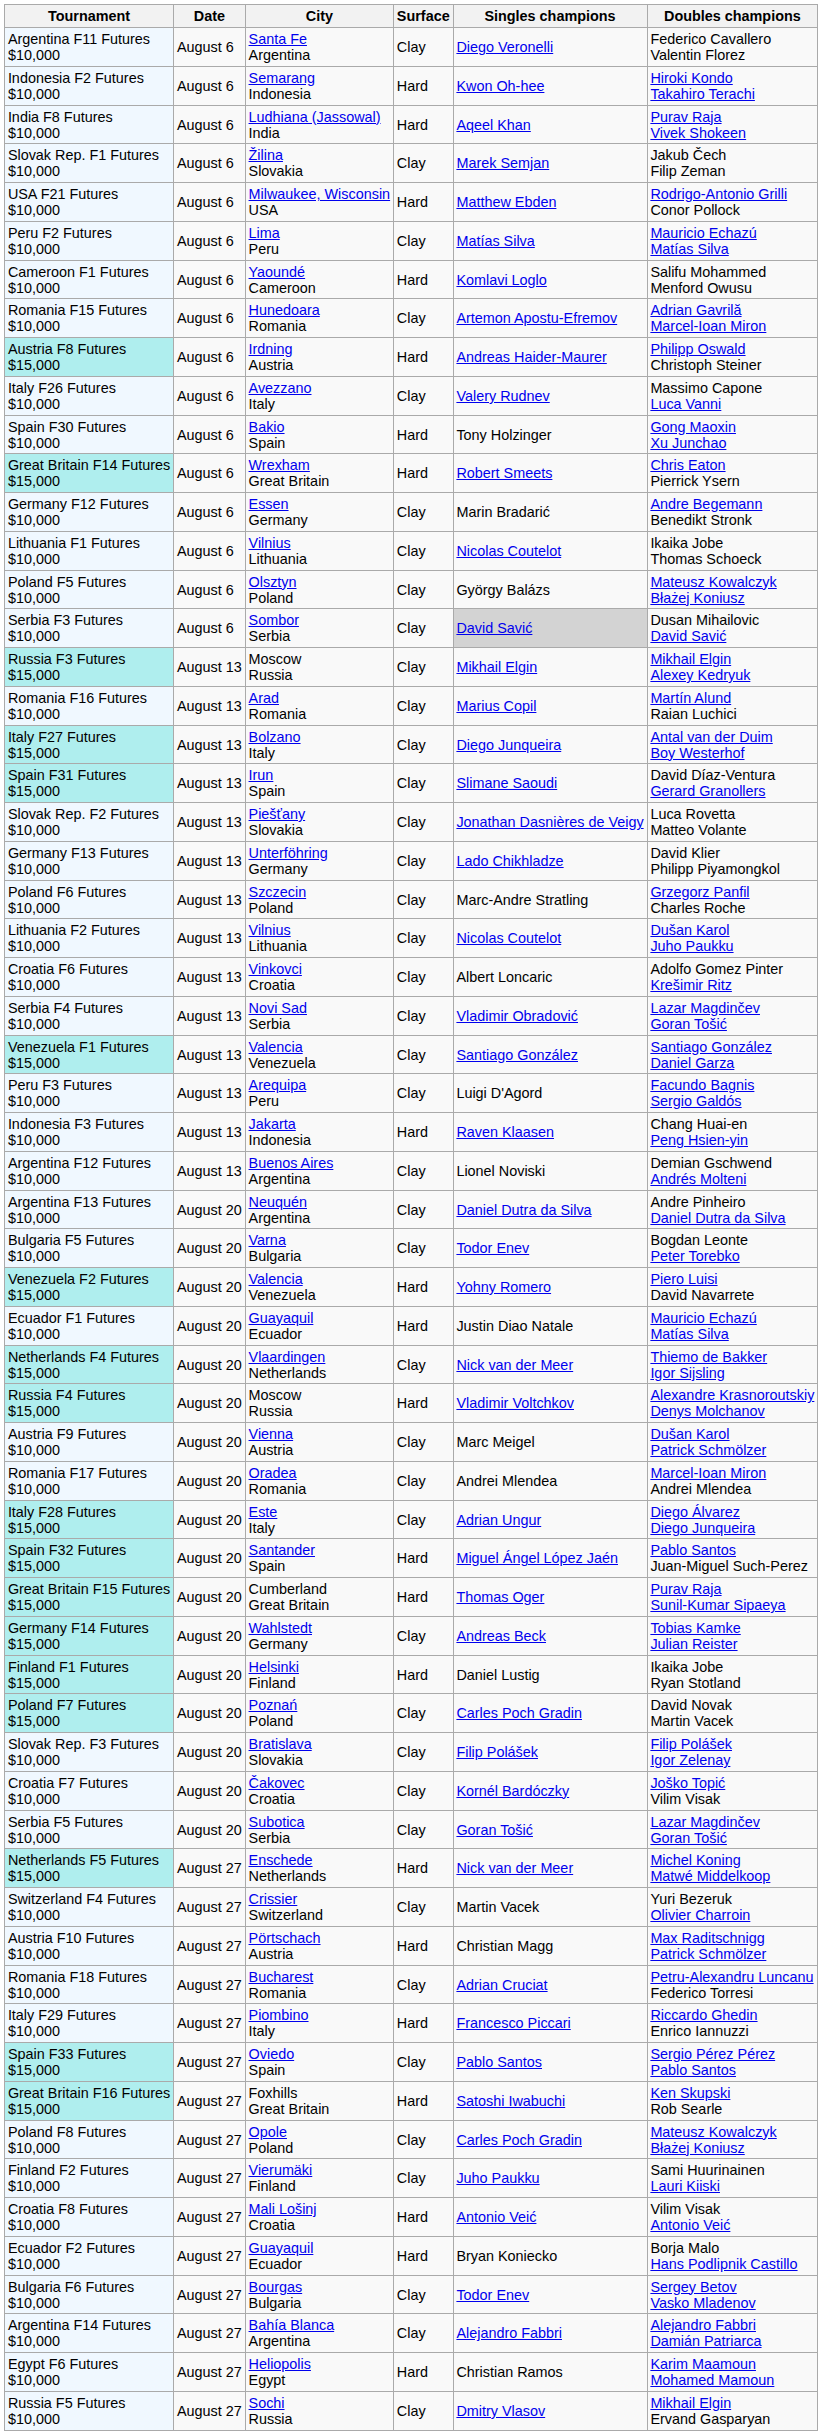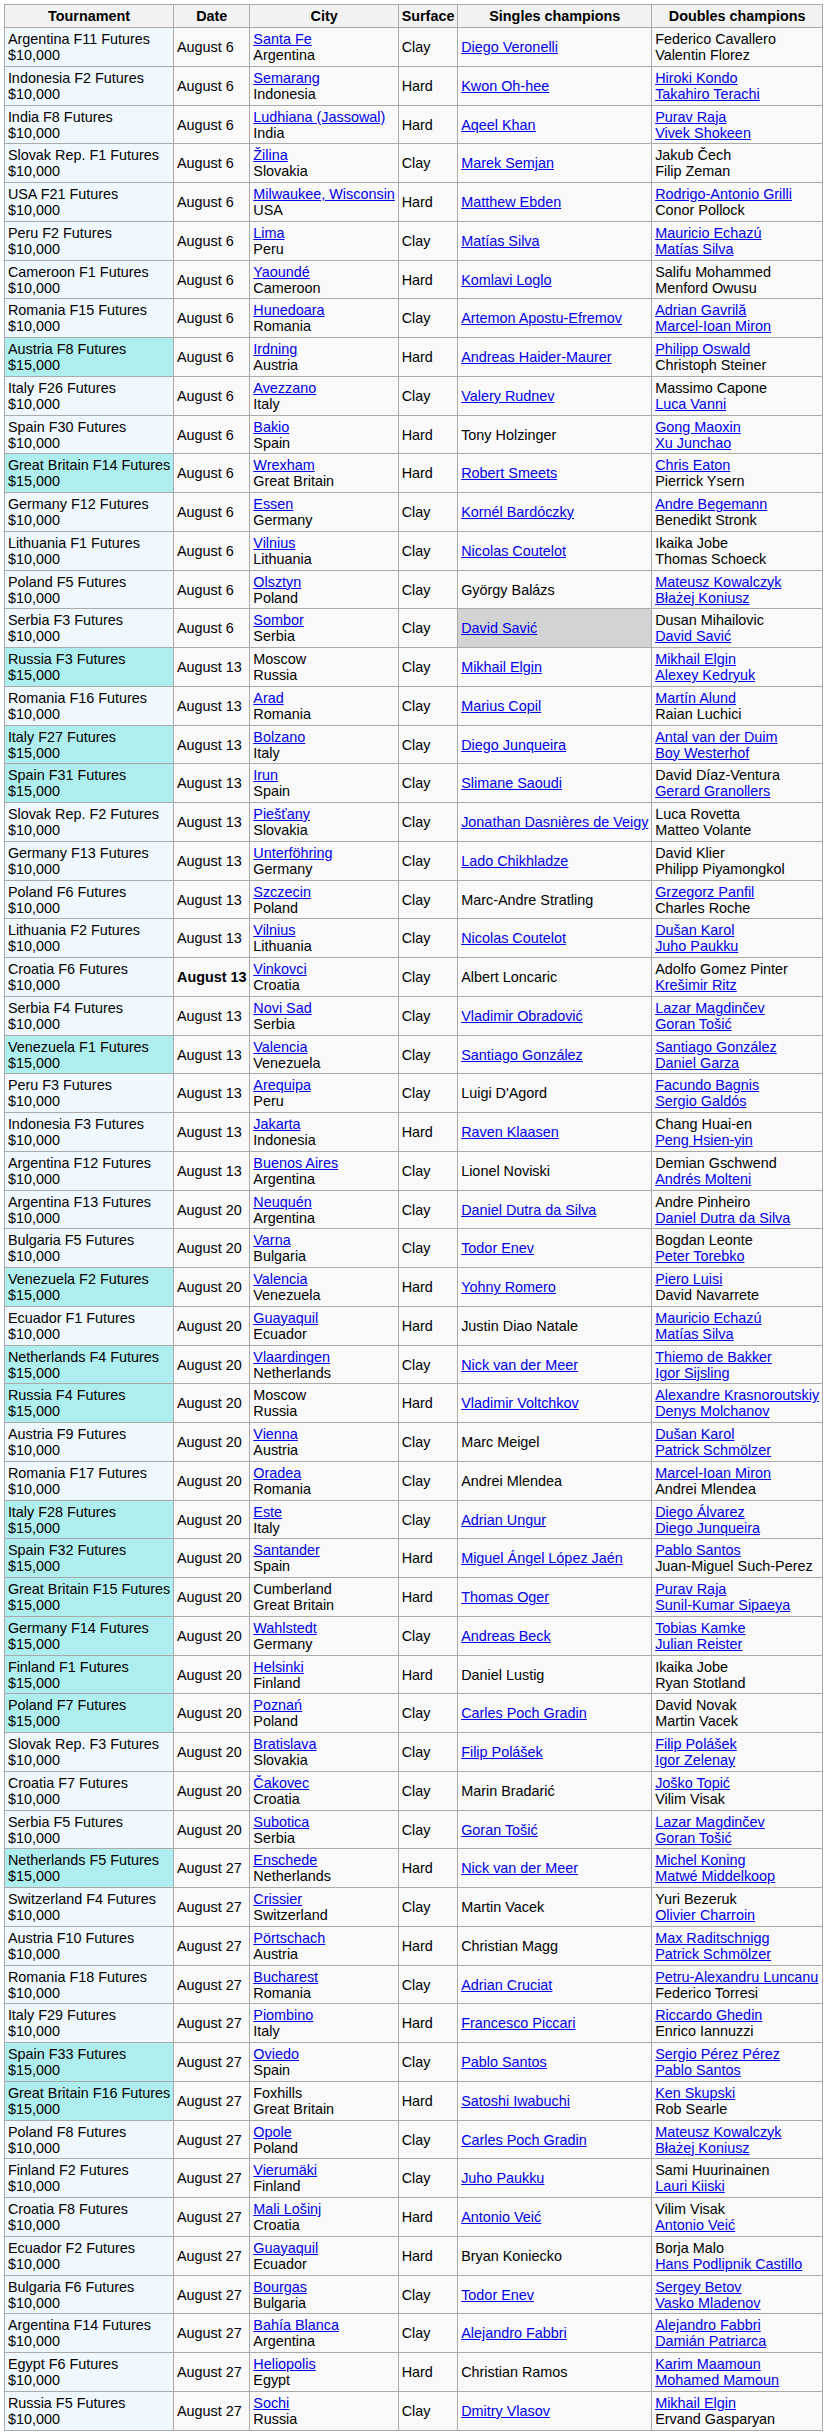(503, 512) Marin Bradarić -> (518, 512) Kornél Bardóczky
(209, 977) normal -> (212, 977) bold
(513, 1791) Kornél Bardóczky -> (508, 1791) Marin Bradarić
